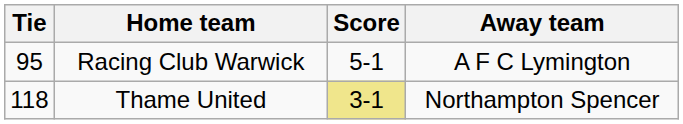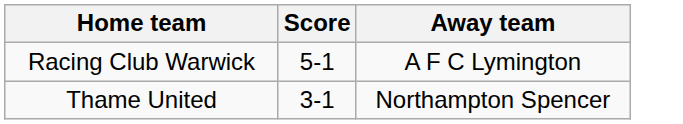- column: (29, 23)
(367, 99) khaki background -> (317, 99) no background
